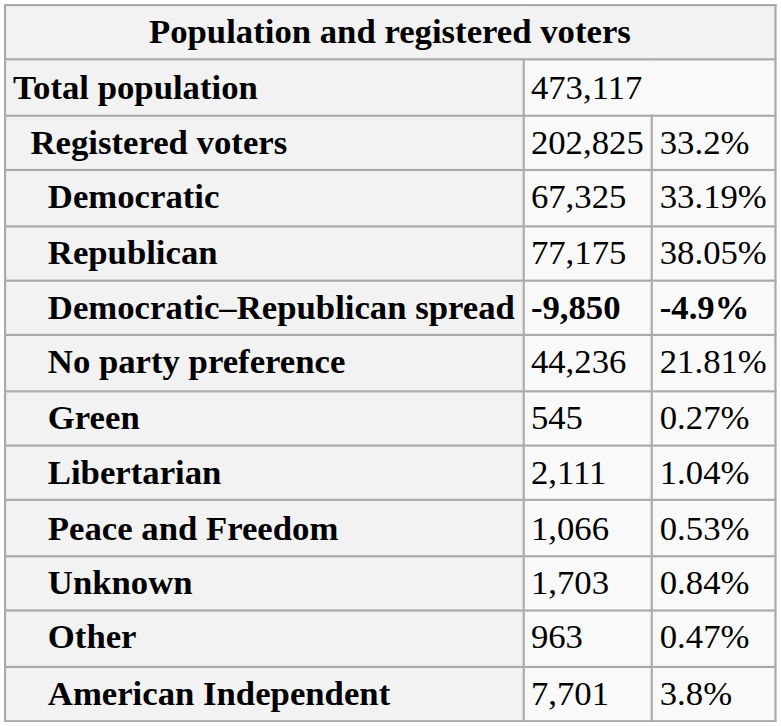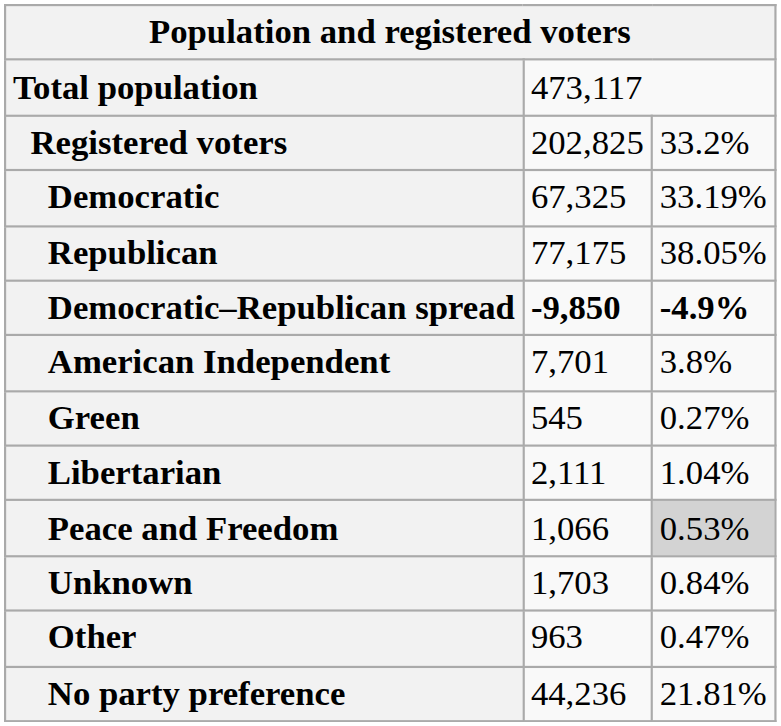rows swapped: (202, 692) <-> (179, 362)
(705, 527) no background -> (705, 527) lightgrey background
